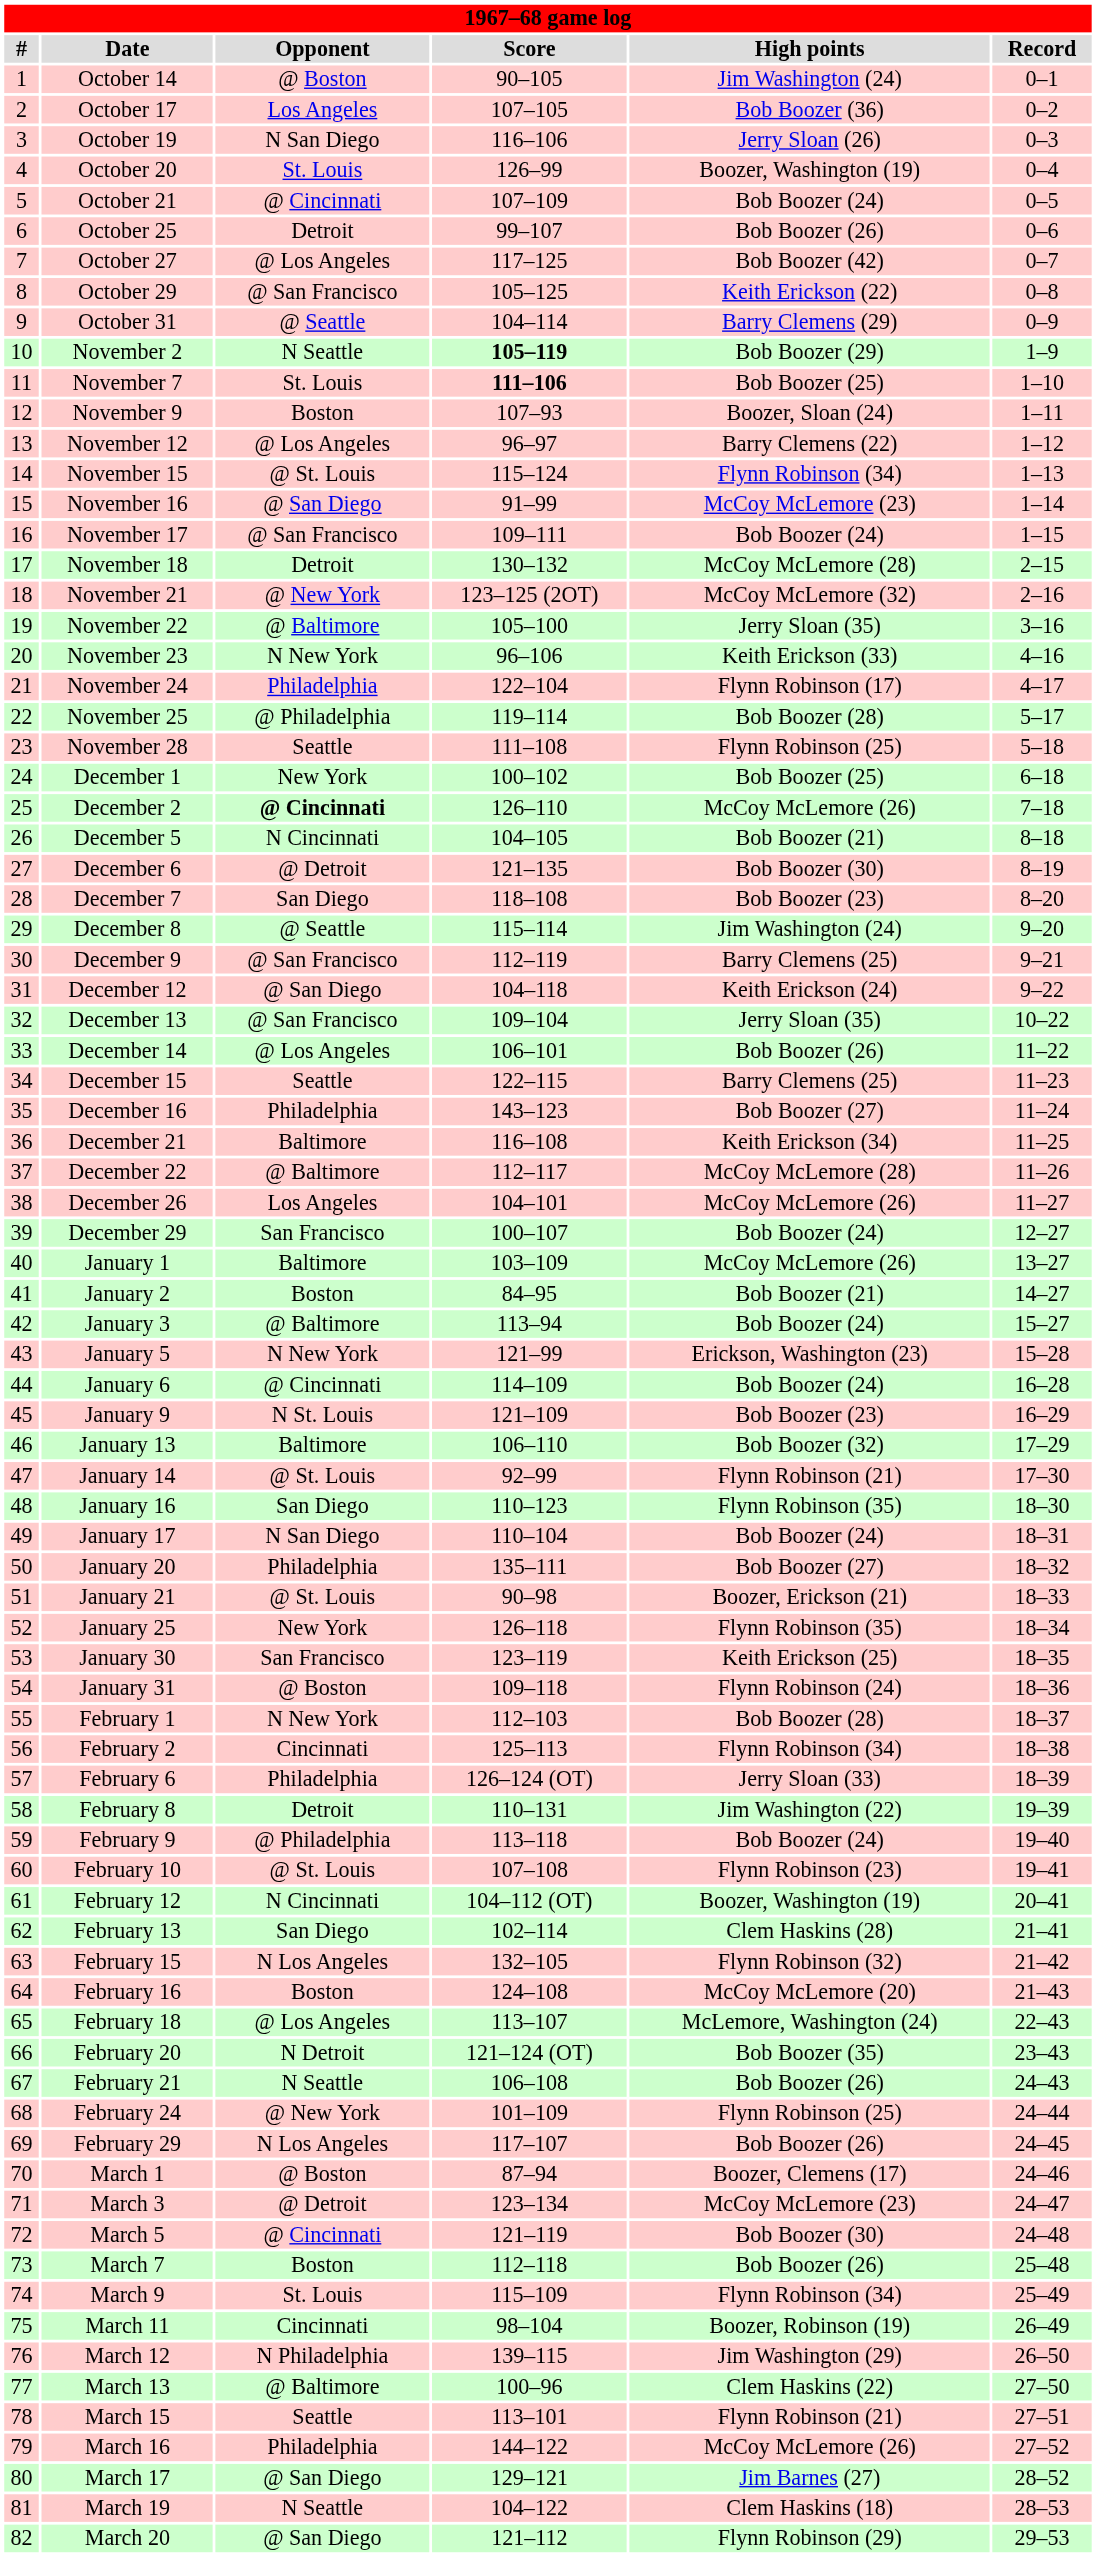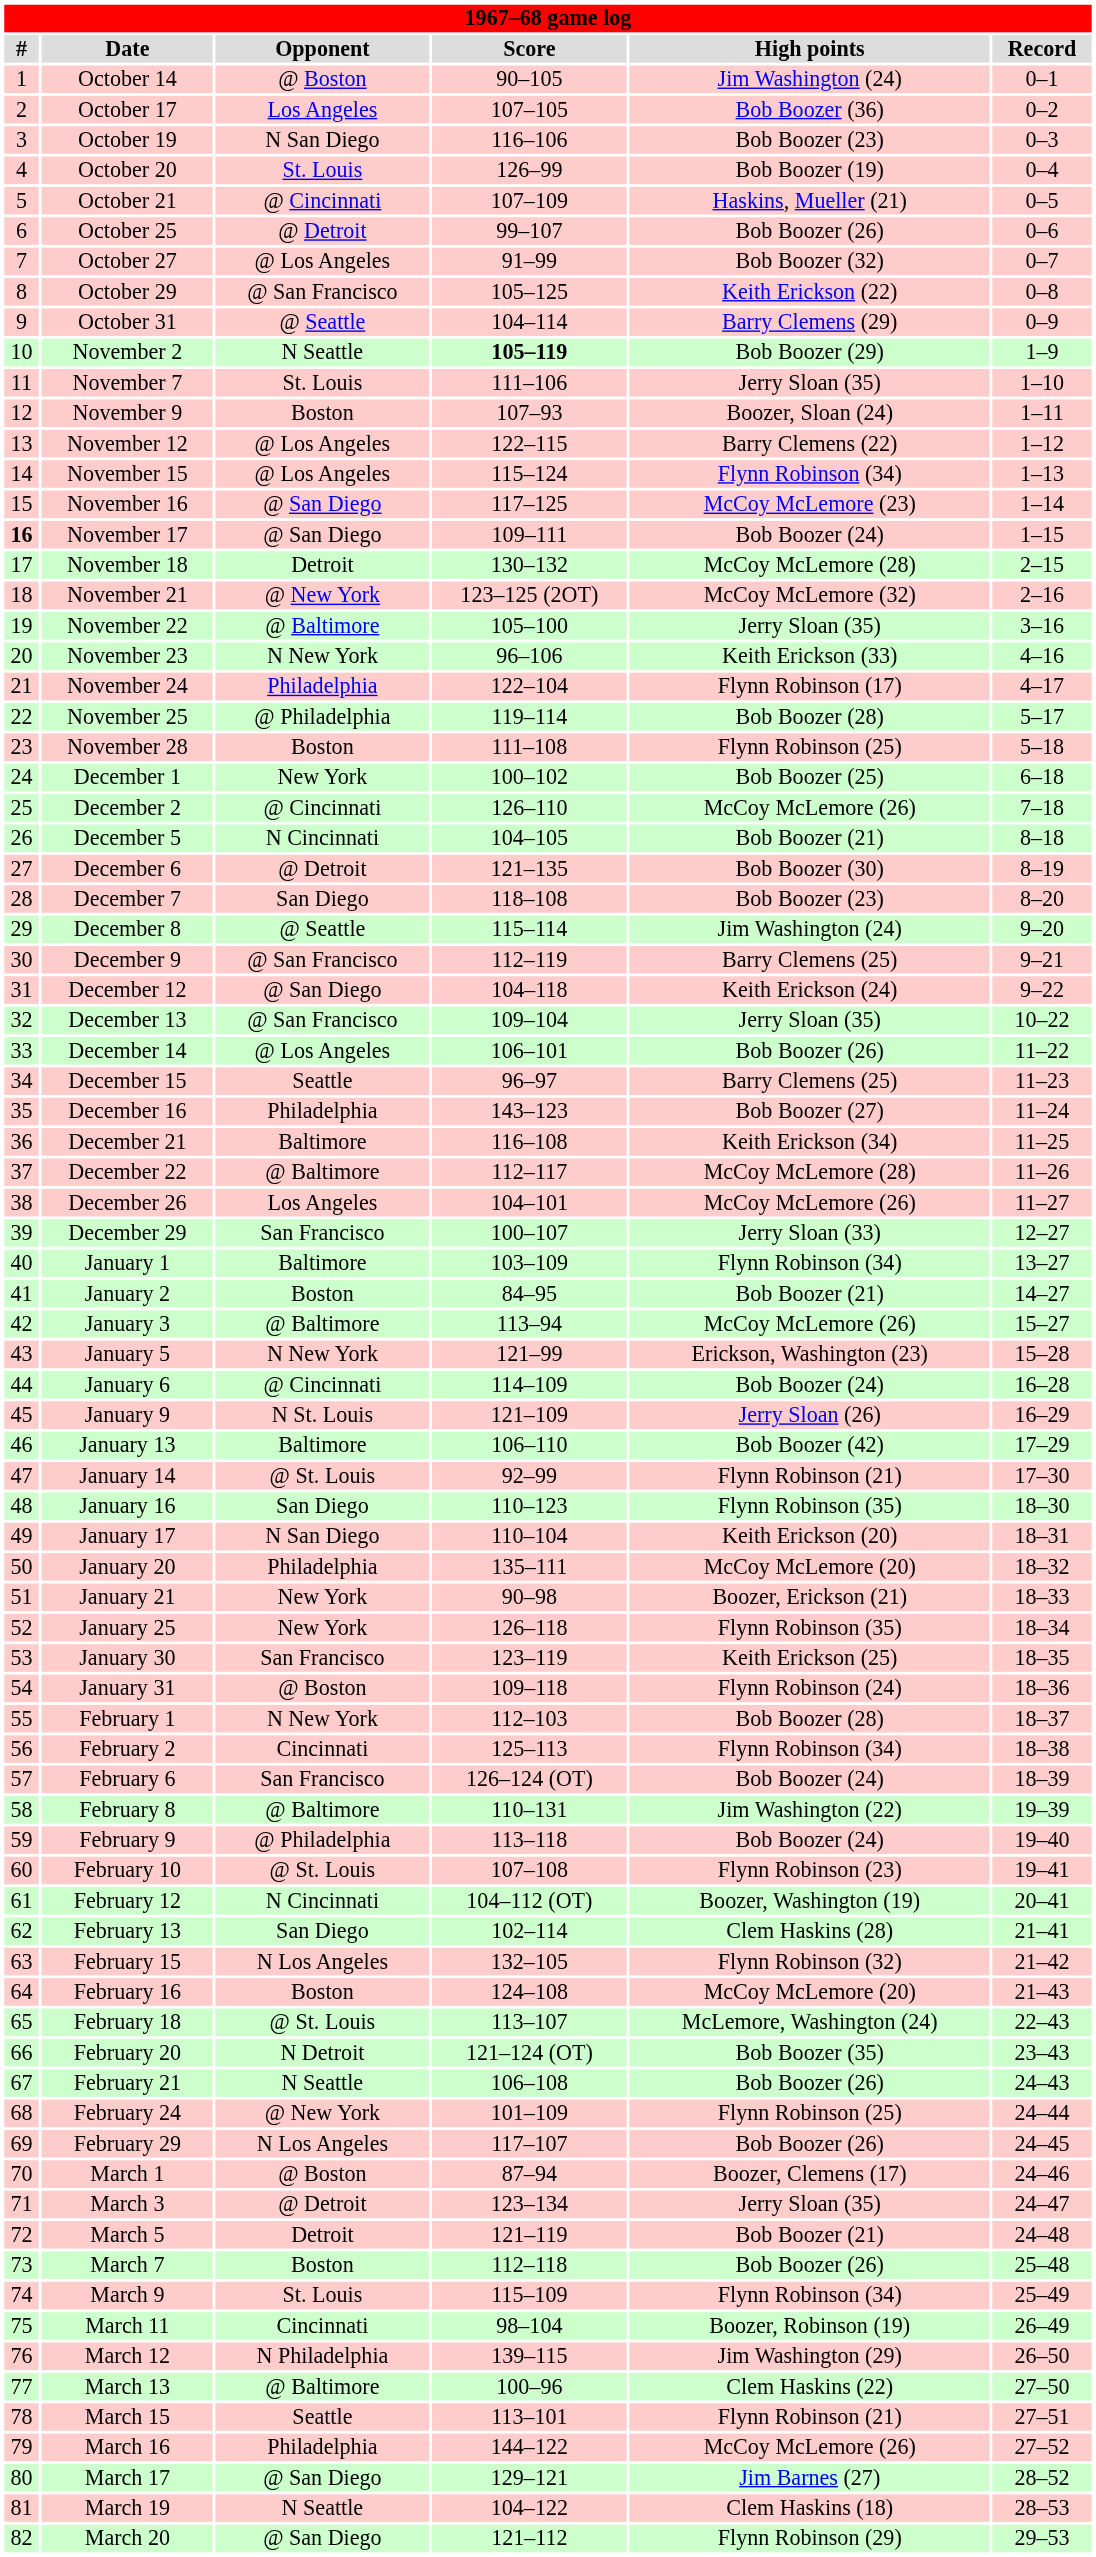(810, 139) Jerry Sloan (26) -> (810, 139) Bob Boozer (23)
(810, 170) Boozer, Washington (19) -> (810, 170) Bob Boozer (19)
(810, 200) Bob Boozer (24) -> (810, 200) Haskins, Mueller (21)
(322, 230) Detroit -> (322, 230) @ Detroit
(529, 261) 117–125 -> (529, 261) 91–99
(810, 261) Bob Boozer (42) -> (810, 261) Bob Boozer (32)
(529, 382) bold -> (529, 382) normal
(810, 382) Bob Boozer (25) -> (810, 382) Jerry Sloan (35)
(529, 443) 96–97 -> (529, 443) 122–115
(322, 473) @ St. Louis -> (322, 473) @ Los Angeles
(529, 504) 91–99 -> (529, 504) 117–125
(21, 534) normal -> (21, 534) bold
(322, 534) @ San Francisco -> (322, 534) @ San Diego
(322, 747) Seattle -> (322, 747) Boston
(322, 807) bold -> (322, 807) normal
(529, 1080) 122–115 -> (529, 1080) 96–97
(810, 1232) Bob Boozer (24) -> (810, 1232) Jerry Sloan (33)
(810, 1263) McCoy McLemore (26) -> (810, 1263) Flynn Robinson (34)
(810, 1323) Bob Boozer (24) -> (810, 1323) McCoy McLemore (26)
(810, 1414) Bob Boozer (23) -> (810, 1414) Jerry Sloan (26)
(810, 1445) Bob Boozer (32) -> (810, 1445) Bob Boozer (42)
(810, 1536) Bob Boozer (24) -> (810, 1536) Keith Erickson (20)
(810, 1566) Bob Boozer (27) -> (810, 1566) McCoy McLemore (20)
(322, 1597) @ St. Louis -> (322, 1597) New York
(322, 1779) Philadelphia -> (322, 1779) San Francisco
(810, 1779) Jerry Sloan (33) -> (810, 1779) Bob Boozer (24)
(322, 1809) Detroit -> (322, 1809) @ Baltimore
(322, 2022) @ Los Angeles -> (322, 2022) @ St. Louis
(810, 2204) McCoy McLemore (23) -> (810, 2204) Jerry Sloan (35)
(322, 2234) @ Cincinnati -> (322, 2234) Detroit
(810, 2234) Bob Boozer (30) -> (810, 2234) Bob Boozer (21)
